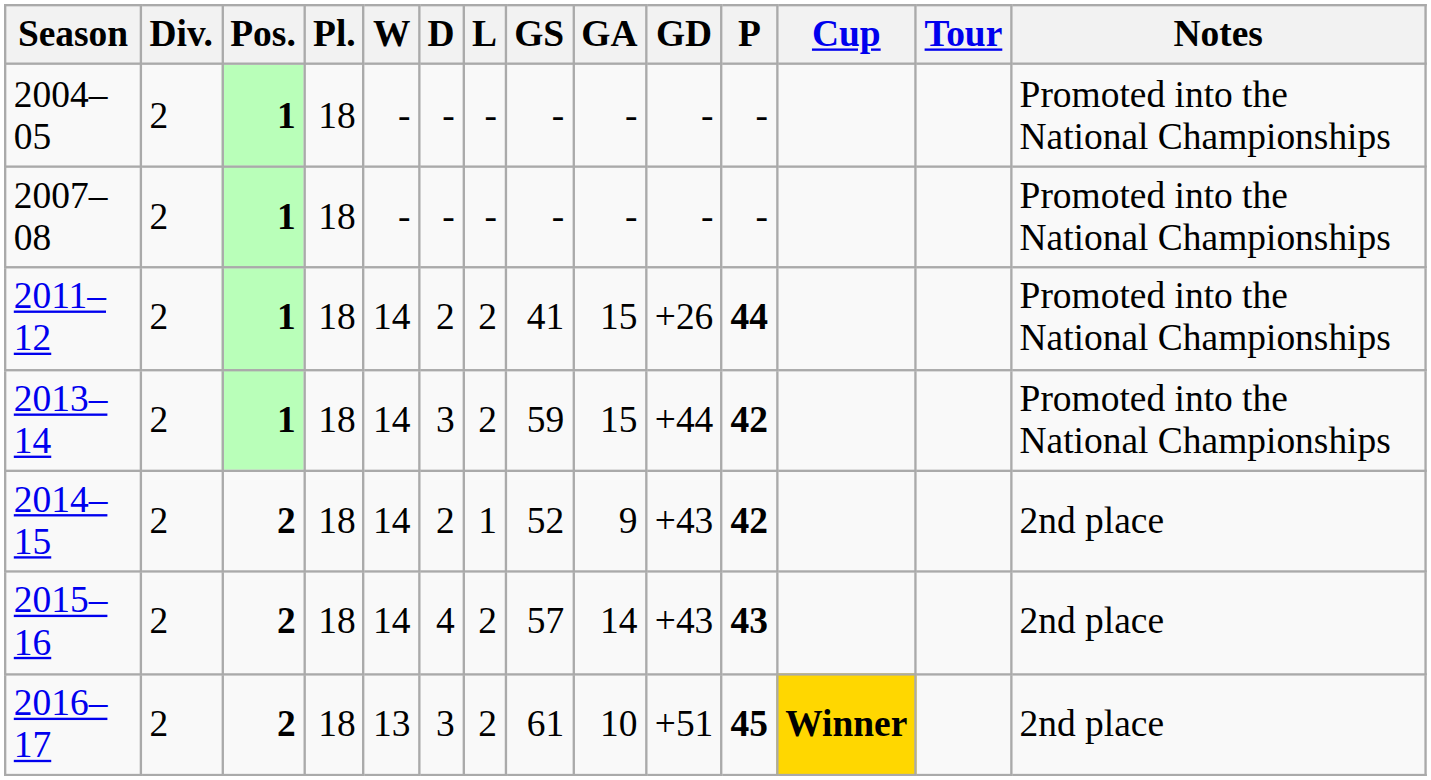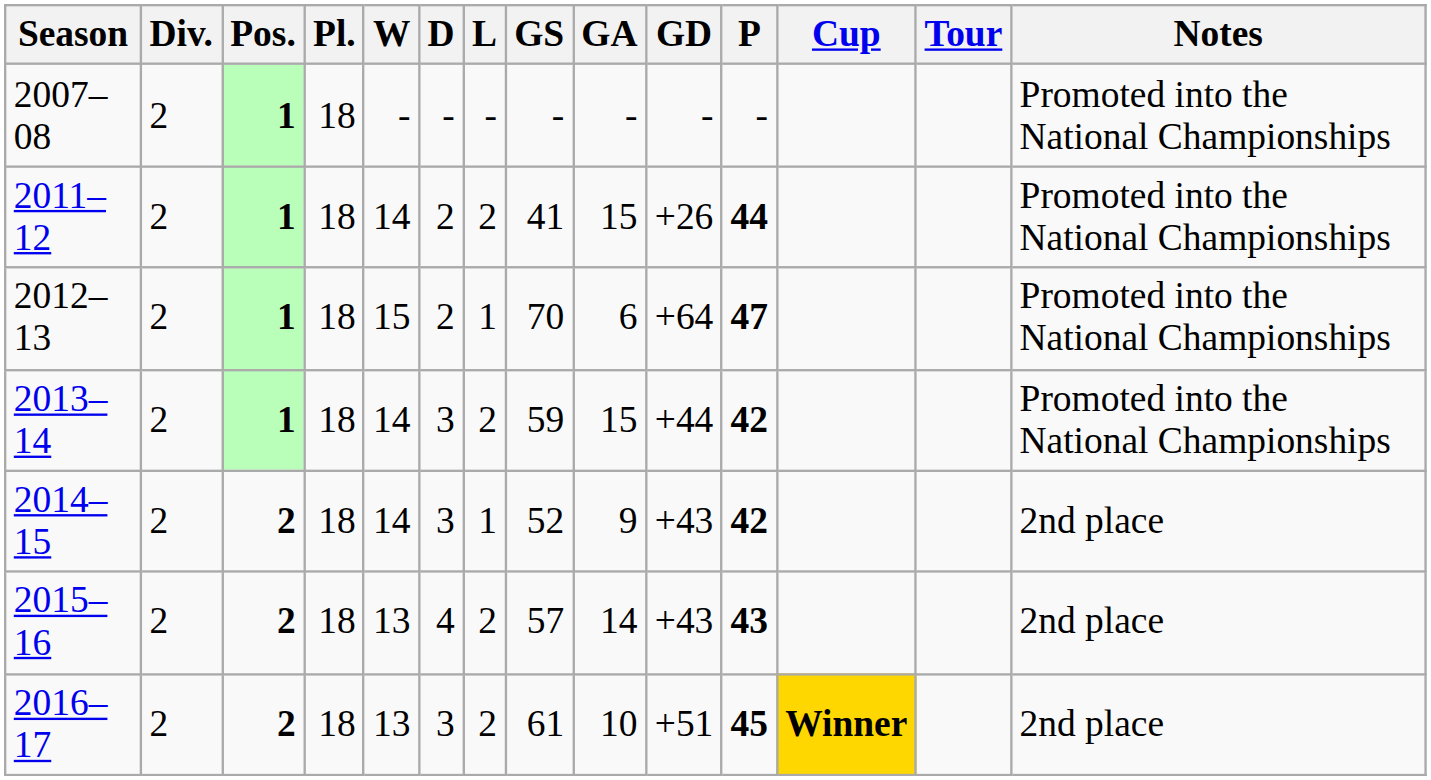- row: (61, 114)
+ row: (61, 317)
(445, 520) 2 -> (445, 520) 3
(392, 622) 14 -> (392, 622) 13
